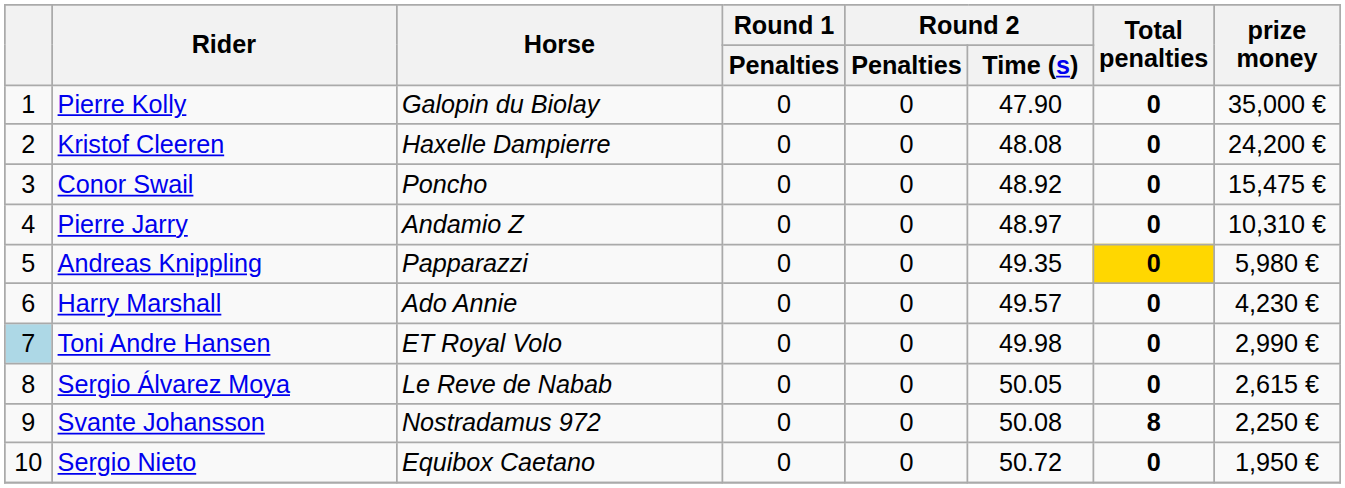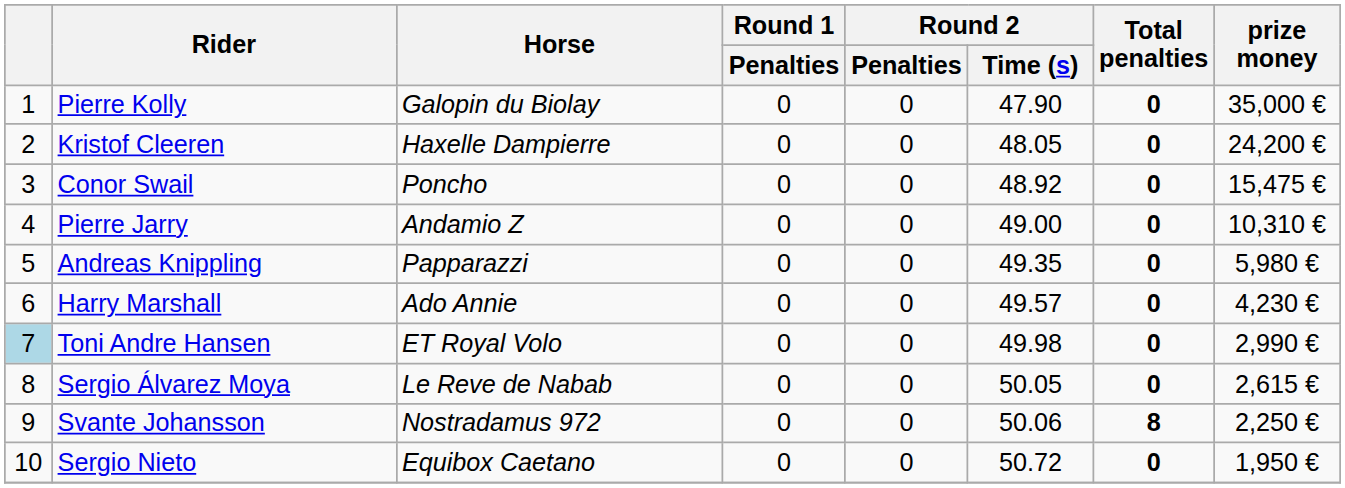(1030, 145) 48.08 -> (1030, 145) 48.05
(1030, 224) 48.97 -> (1030, 224) 49.00
(1154, 264) gold background -> (1154, 264) no background
(1030, 423) 50.08 -> (1030, 423) 50.06
